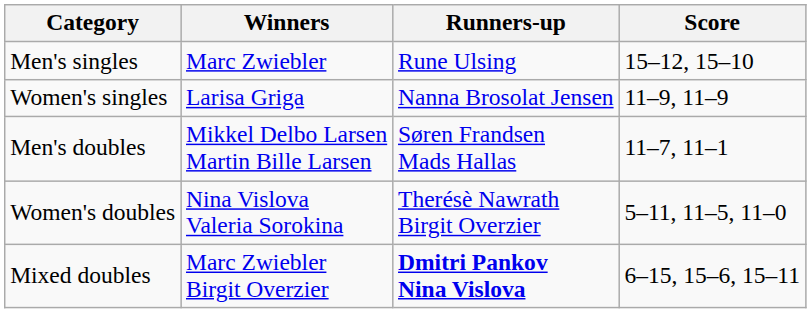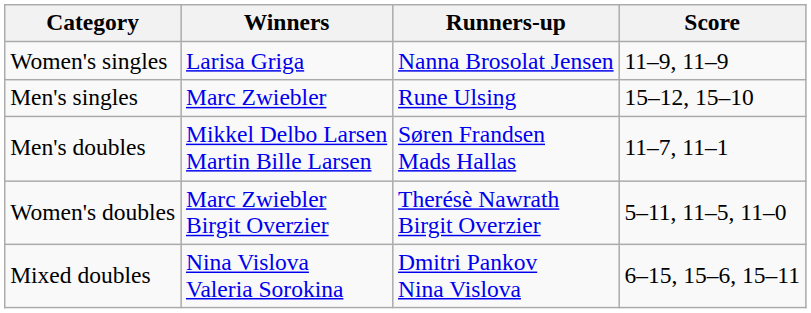rows swapped: (74, 60) <-> (89, 97)
(265, 212) Nina Vislova Valeria Sorokina -> (257, 212) Marc Zwiebler Birgit Overzier
(257, 275) Marc Zwiebler Birgit Overzier -> (265, 275) Nina Vislova Valeria Sorokina
(473, 275) bold -> (468, 275) normal
